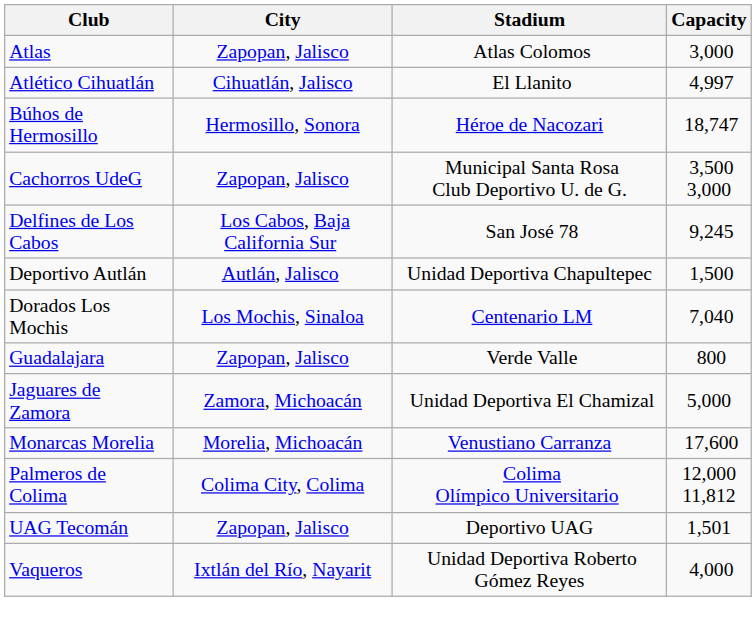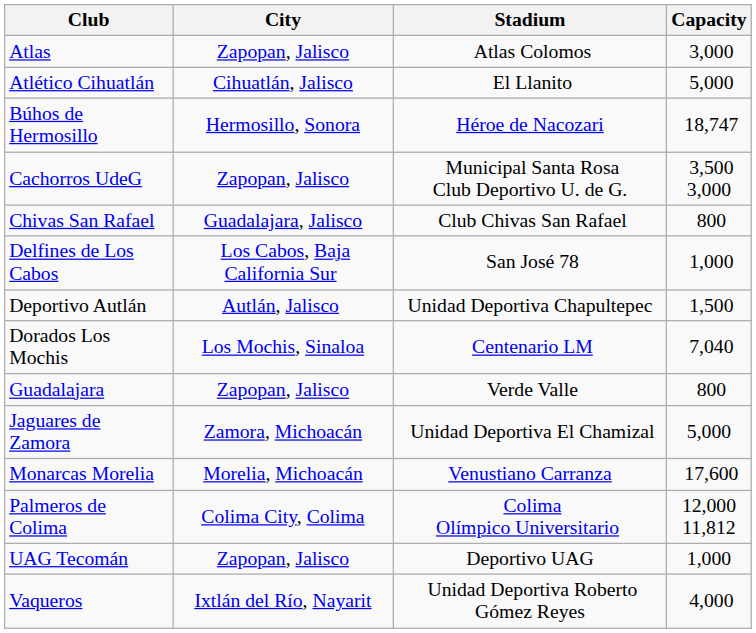(709, 82) 4,997 -> (709, 82) 5,000
+ row: (82, 220)
(709, 231) 9,245 -> (709, 262) 1,000
(709, 527) 1,501 -> (709, 558) 1,000
